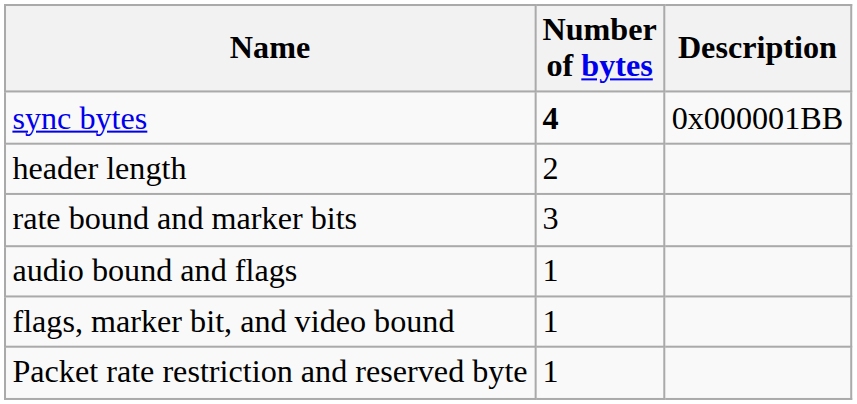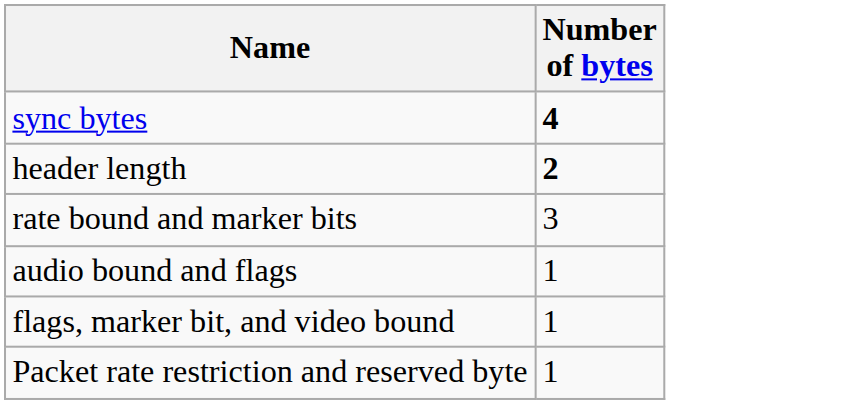- column: (757, 48)
(551, 168) normal -> (551, 168) bold
